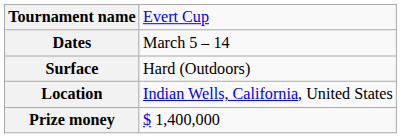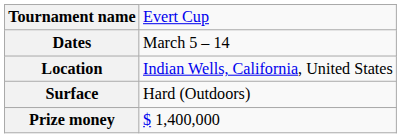rows swapped: (72, 68) <-> (72, 94)
